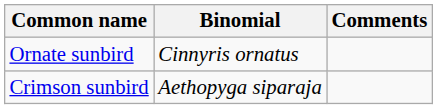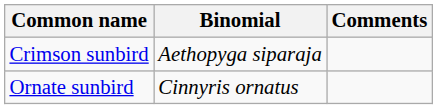rows swapped: (72, 53) <-> (79, 86)
